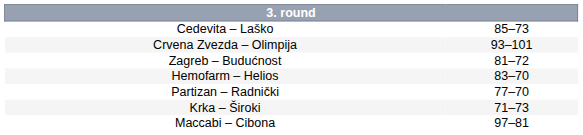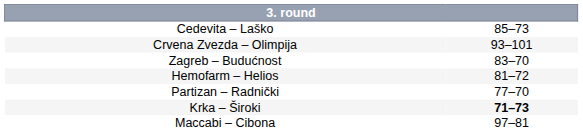(512, 61) 81–72 -> (512, 61) 83–70
(512, 76) 83–70 -> (512, 76) 81–72
(512, 108) normal -> (512, 108) bold
